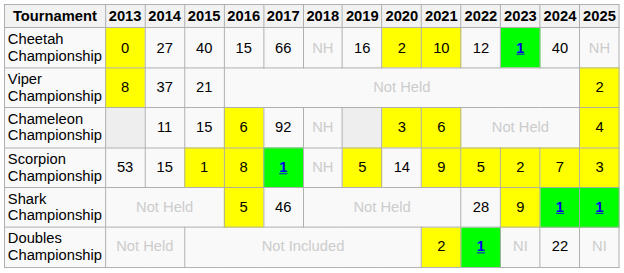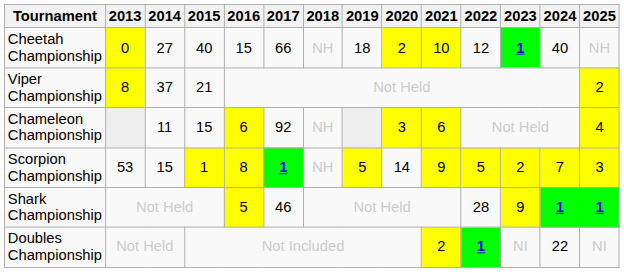(362, 47) 16 -> (362, 47) 18
